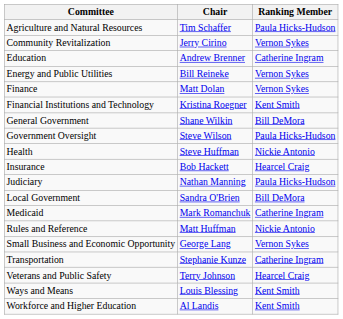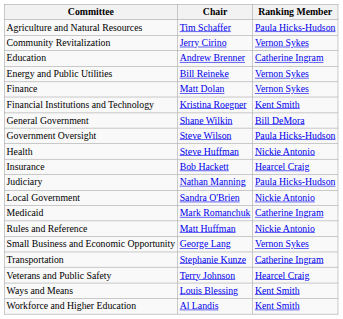(280, 197) Bill DeMora -> (285, 197) Nickie Antonio
